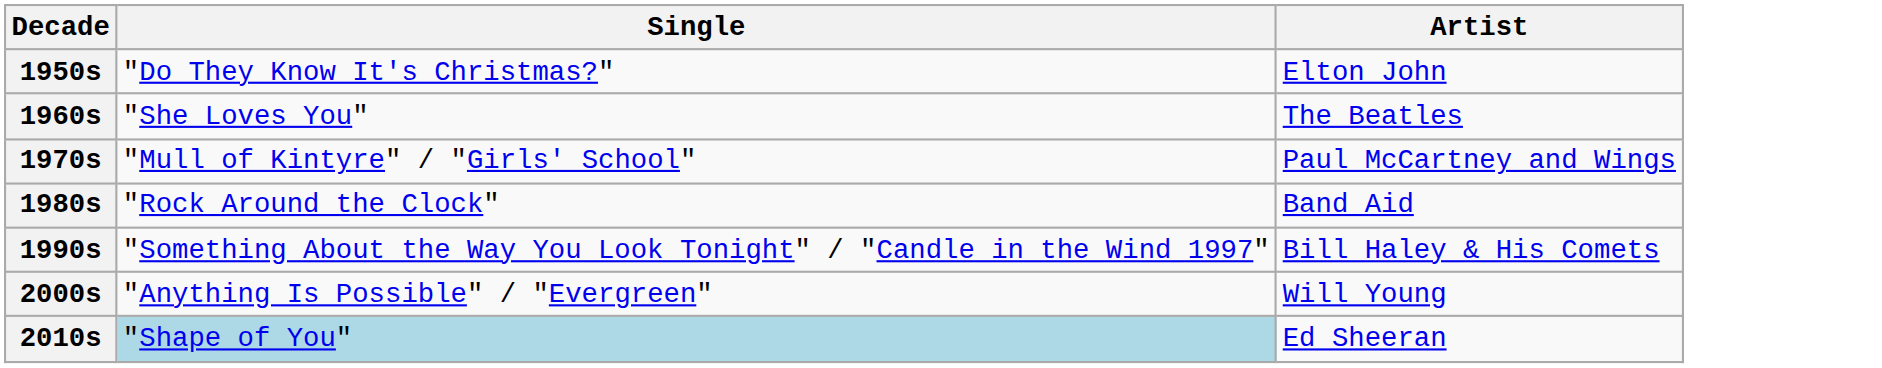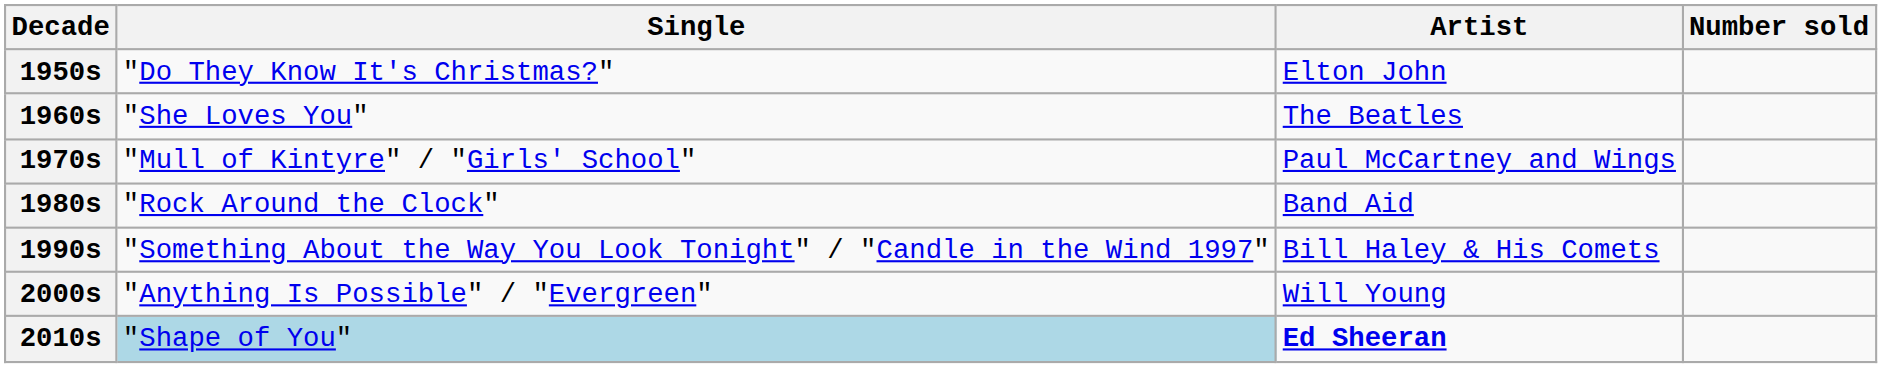+ column: (1779, 27)
(1365, 339) normal -> (1365, 339) bold
